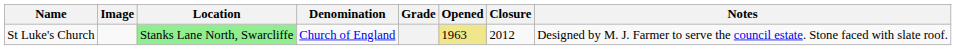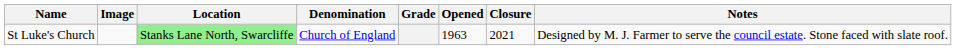(454, 34) khaki background -> (454, 34) no background
(502, 34) 2012 -> (502, 34) 2021
